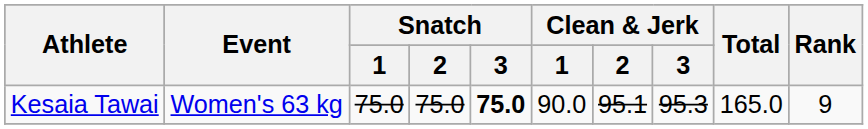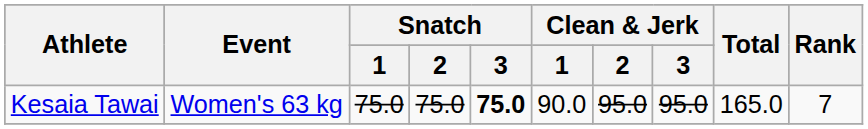(623, 105) 95.1 -> (623, 105) 95.0
(683, 105) 95.3 -> (683, 105) 95.0
(825, 105) 9 -> (825, 105) 7
